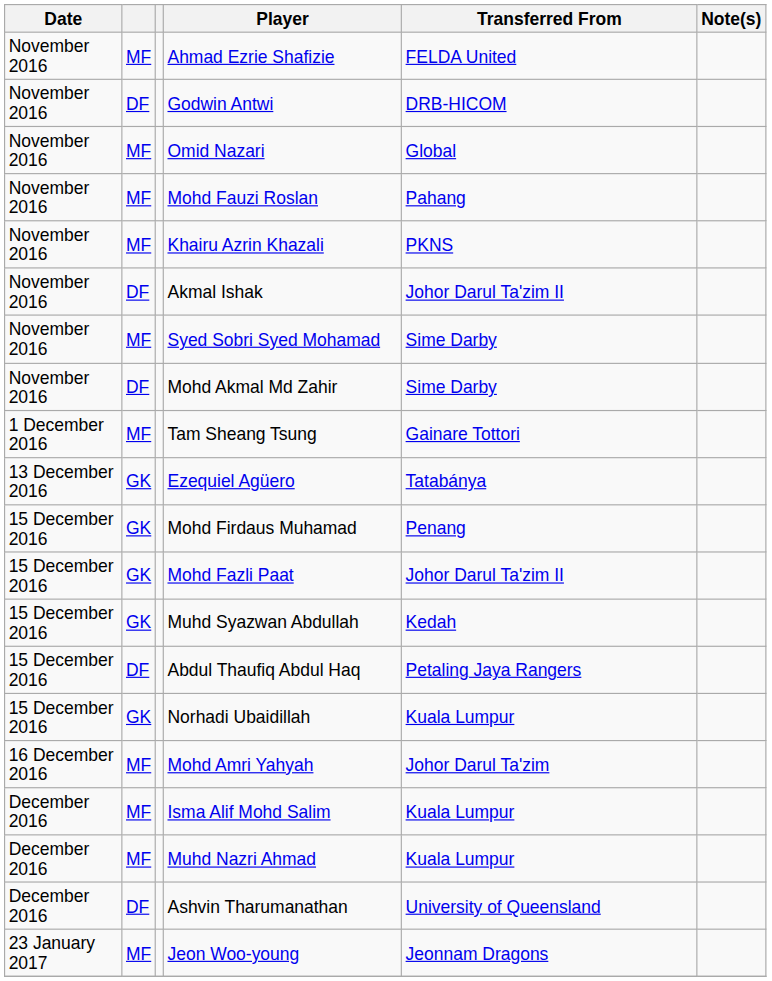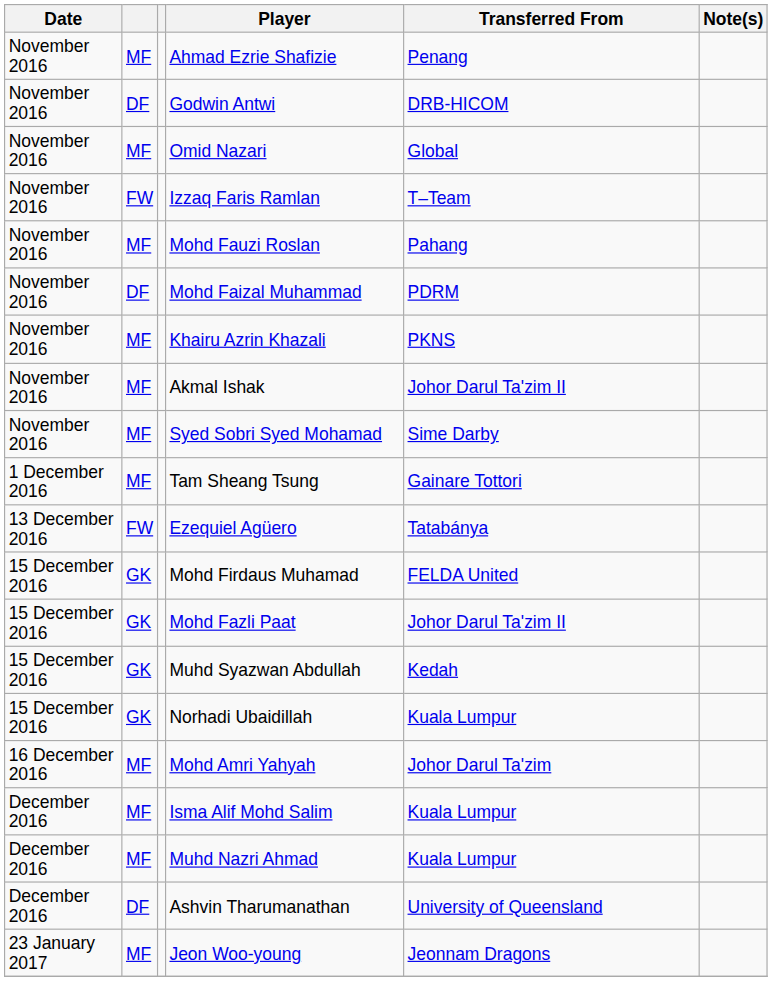(461, 56) FELDA United -> (438, 56) Penang
+ row: (245, 198)
+ row: (266, 292)
(138, 292) DF -> (139, 387) MF
- row: (252, 387)
(139, 481) GK -> (140, 528) FW
(436, 528) Penang -> (463, 575) FELDA United
- row: (264, 670)
